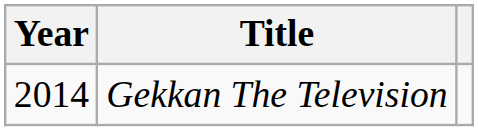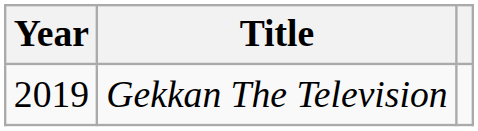(51, 93) 2014 -> (51, 93) 2019
